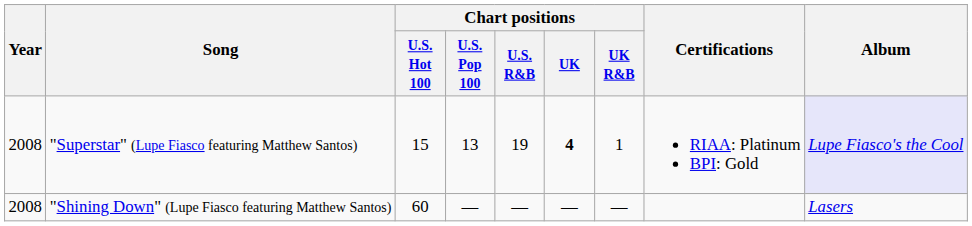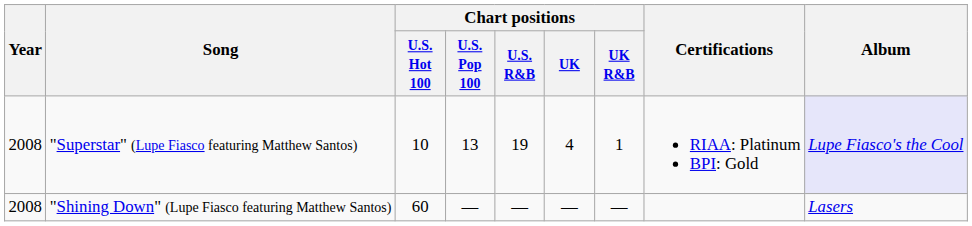(420, 144) 15 -> (420, 144) 10
(569, 144) bold -> (569, 144) normal
